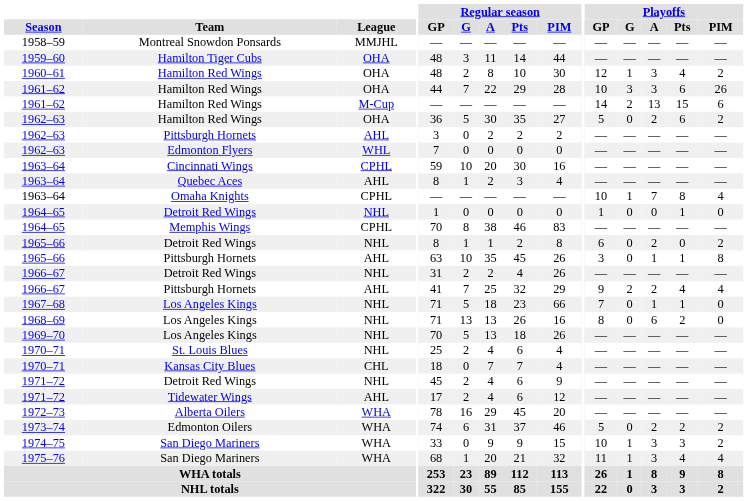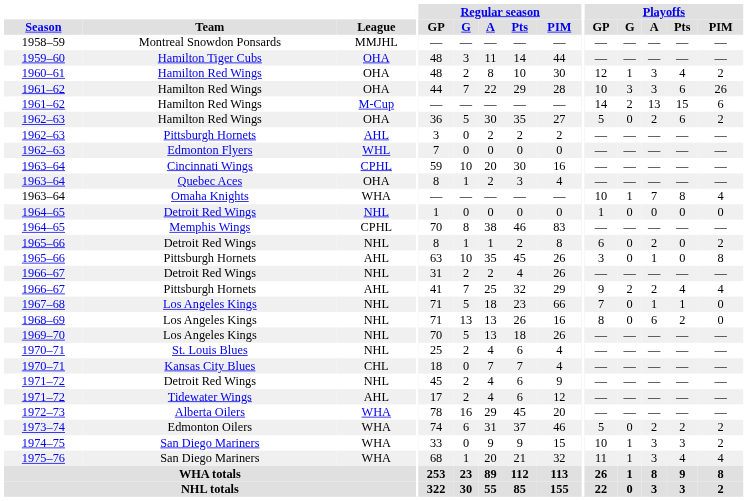(376, 181) AHL -> (376, 181) OHA
(376, 196) CPHL -> (376, 196) WHA
(682, 212) 1 -> (682, 212) 0
(682, 258) 1 -> (682, 258) 0
